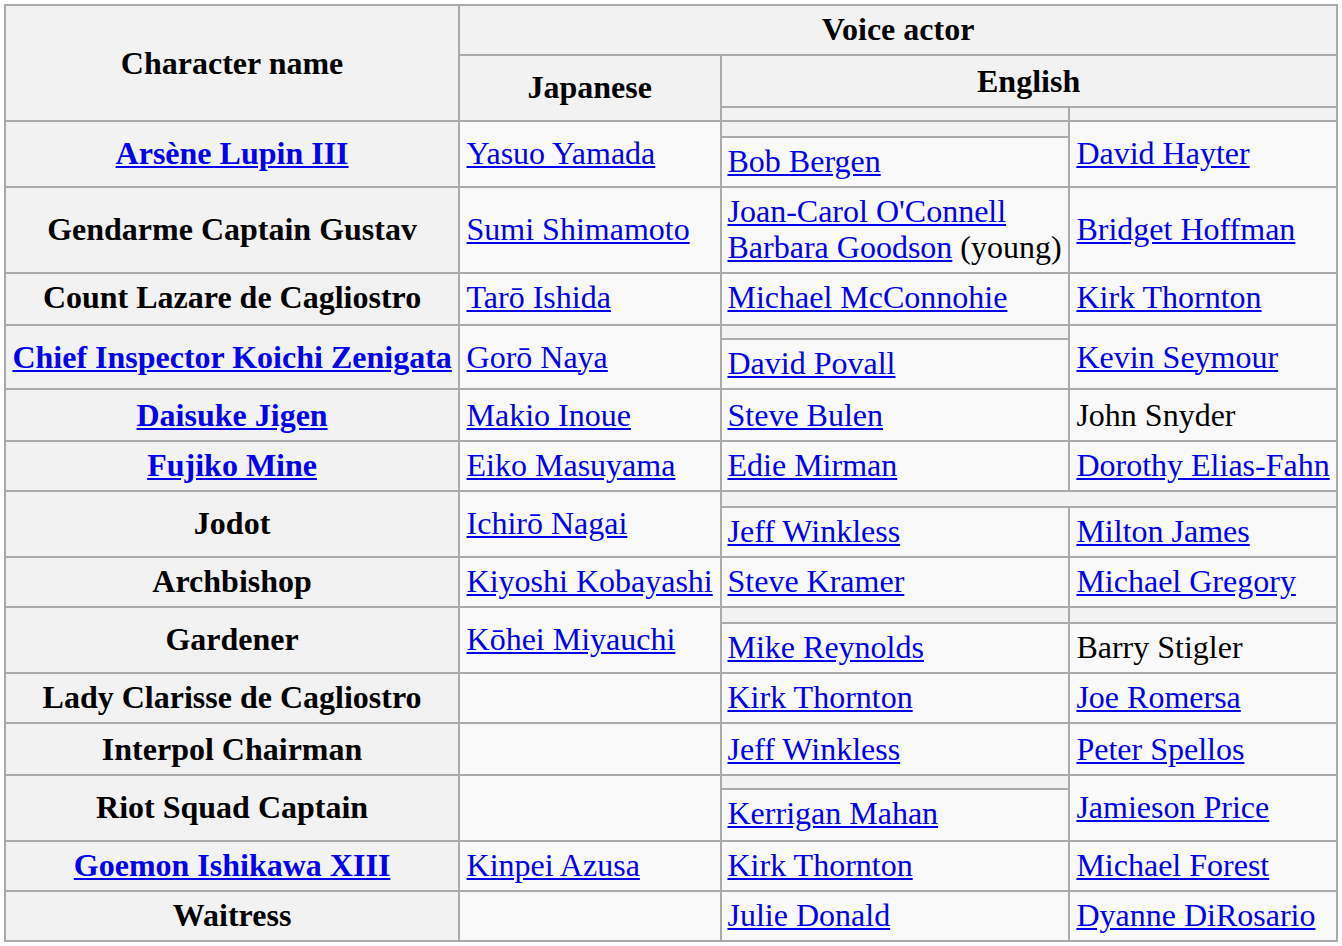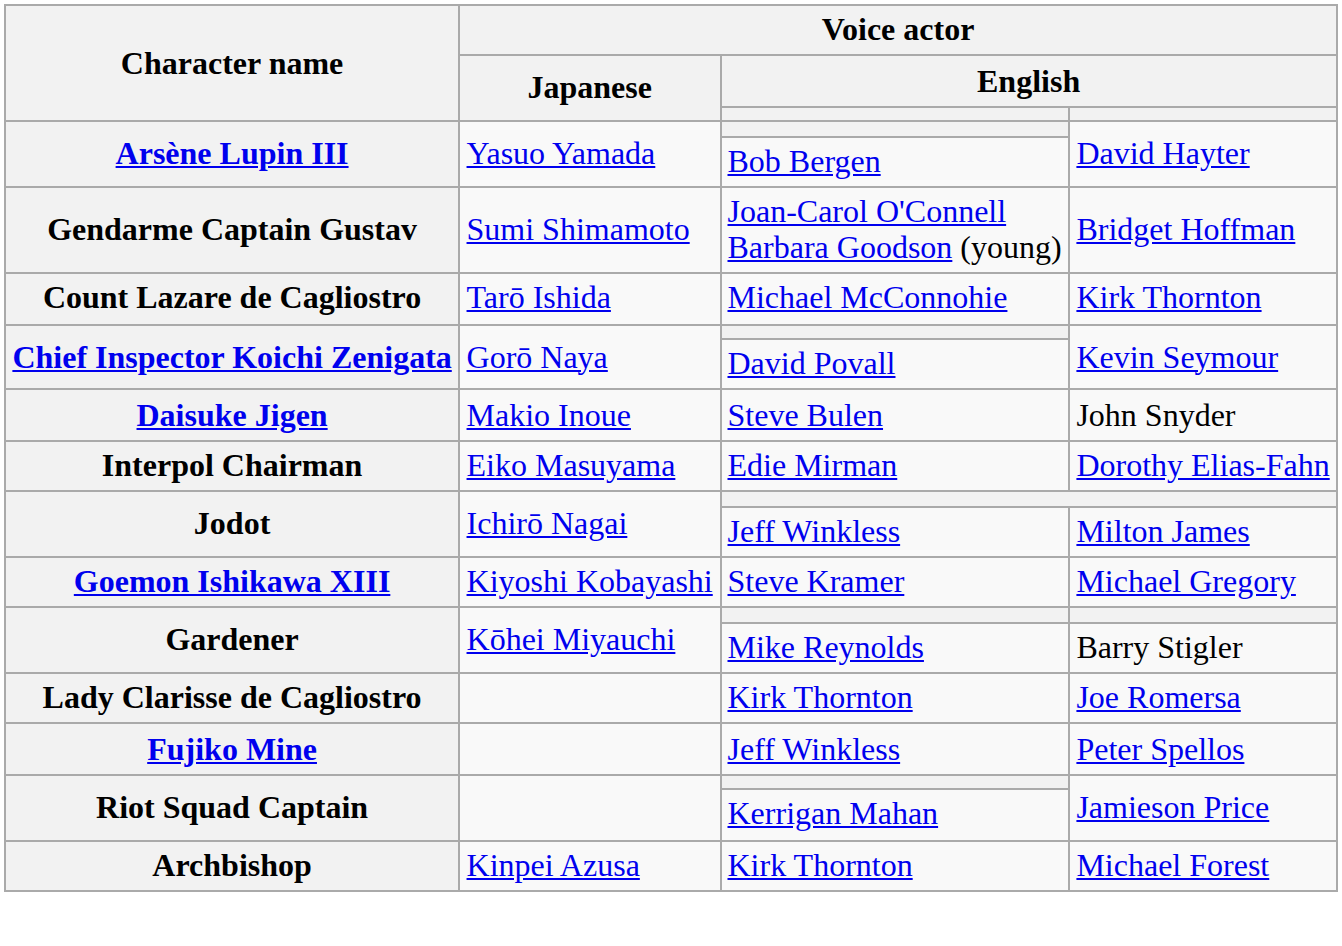(232, 465) Fujiko Mine -> (232, 465) Interpol Chairman
(232, 581) Archbishop -> (232, 581) Goemon Ishikawa XIII
(232, 748) Interpol Chairman -> (232, 748) Fujiko Mine
(232, 864) Goemon Ishikawa XIII -> (232, 864) Archbishop
- row: (809, 915)
